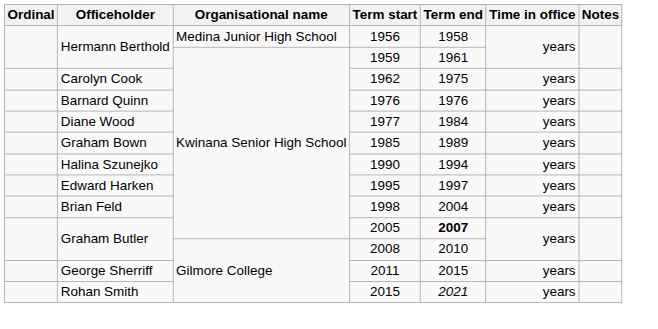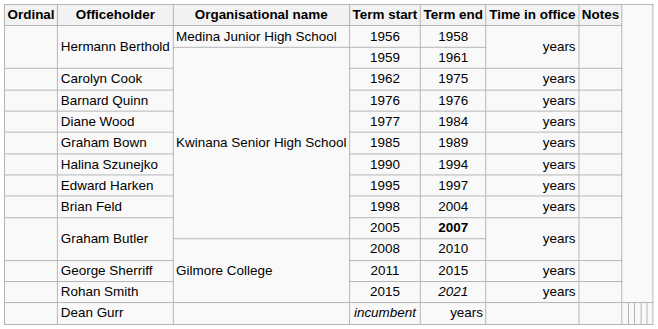+ row: (385, 313)
